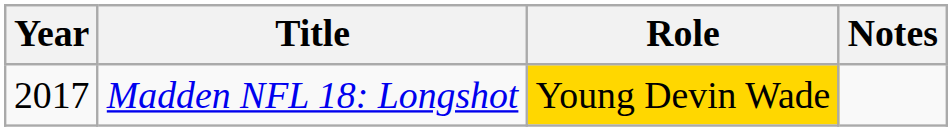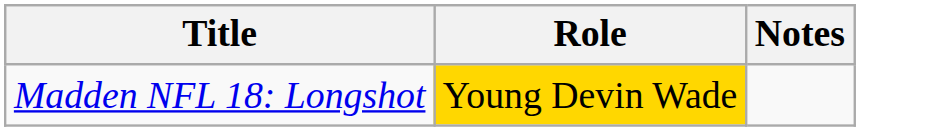- column: (52, 34)
